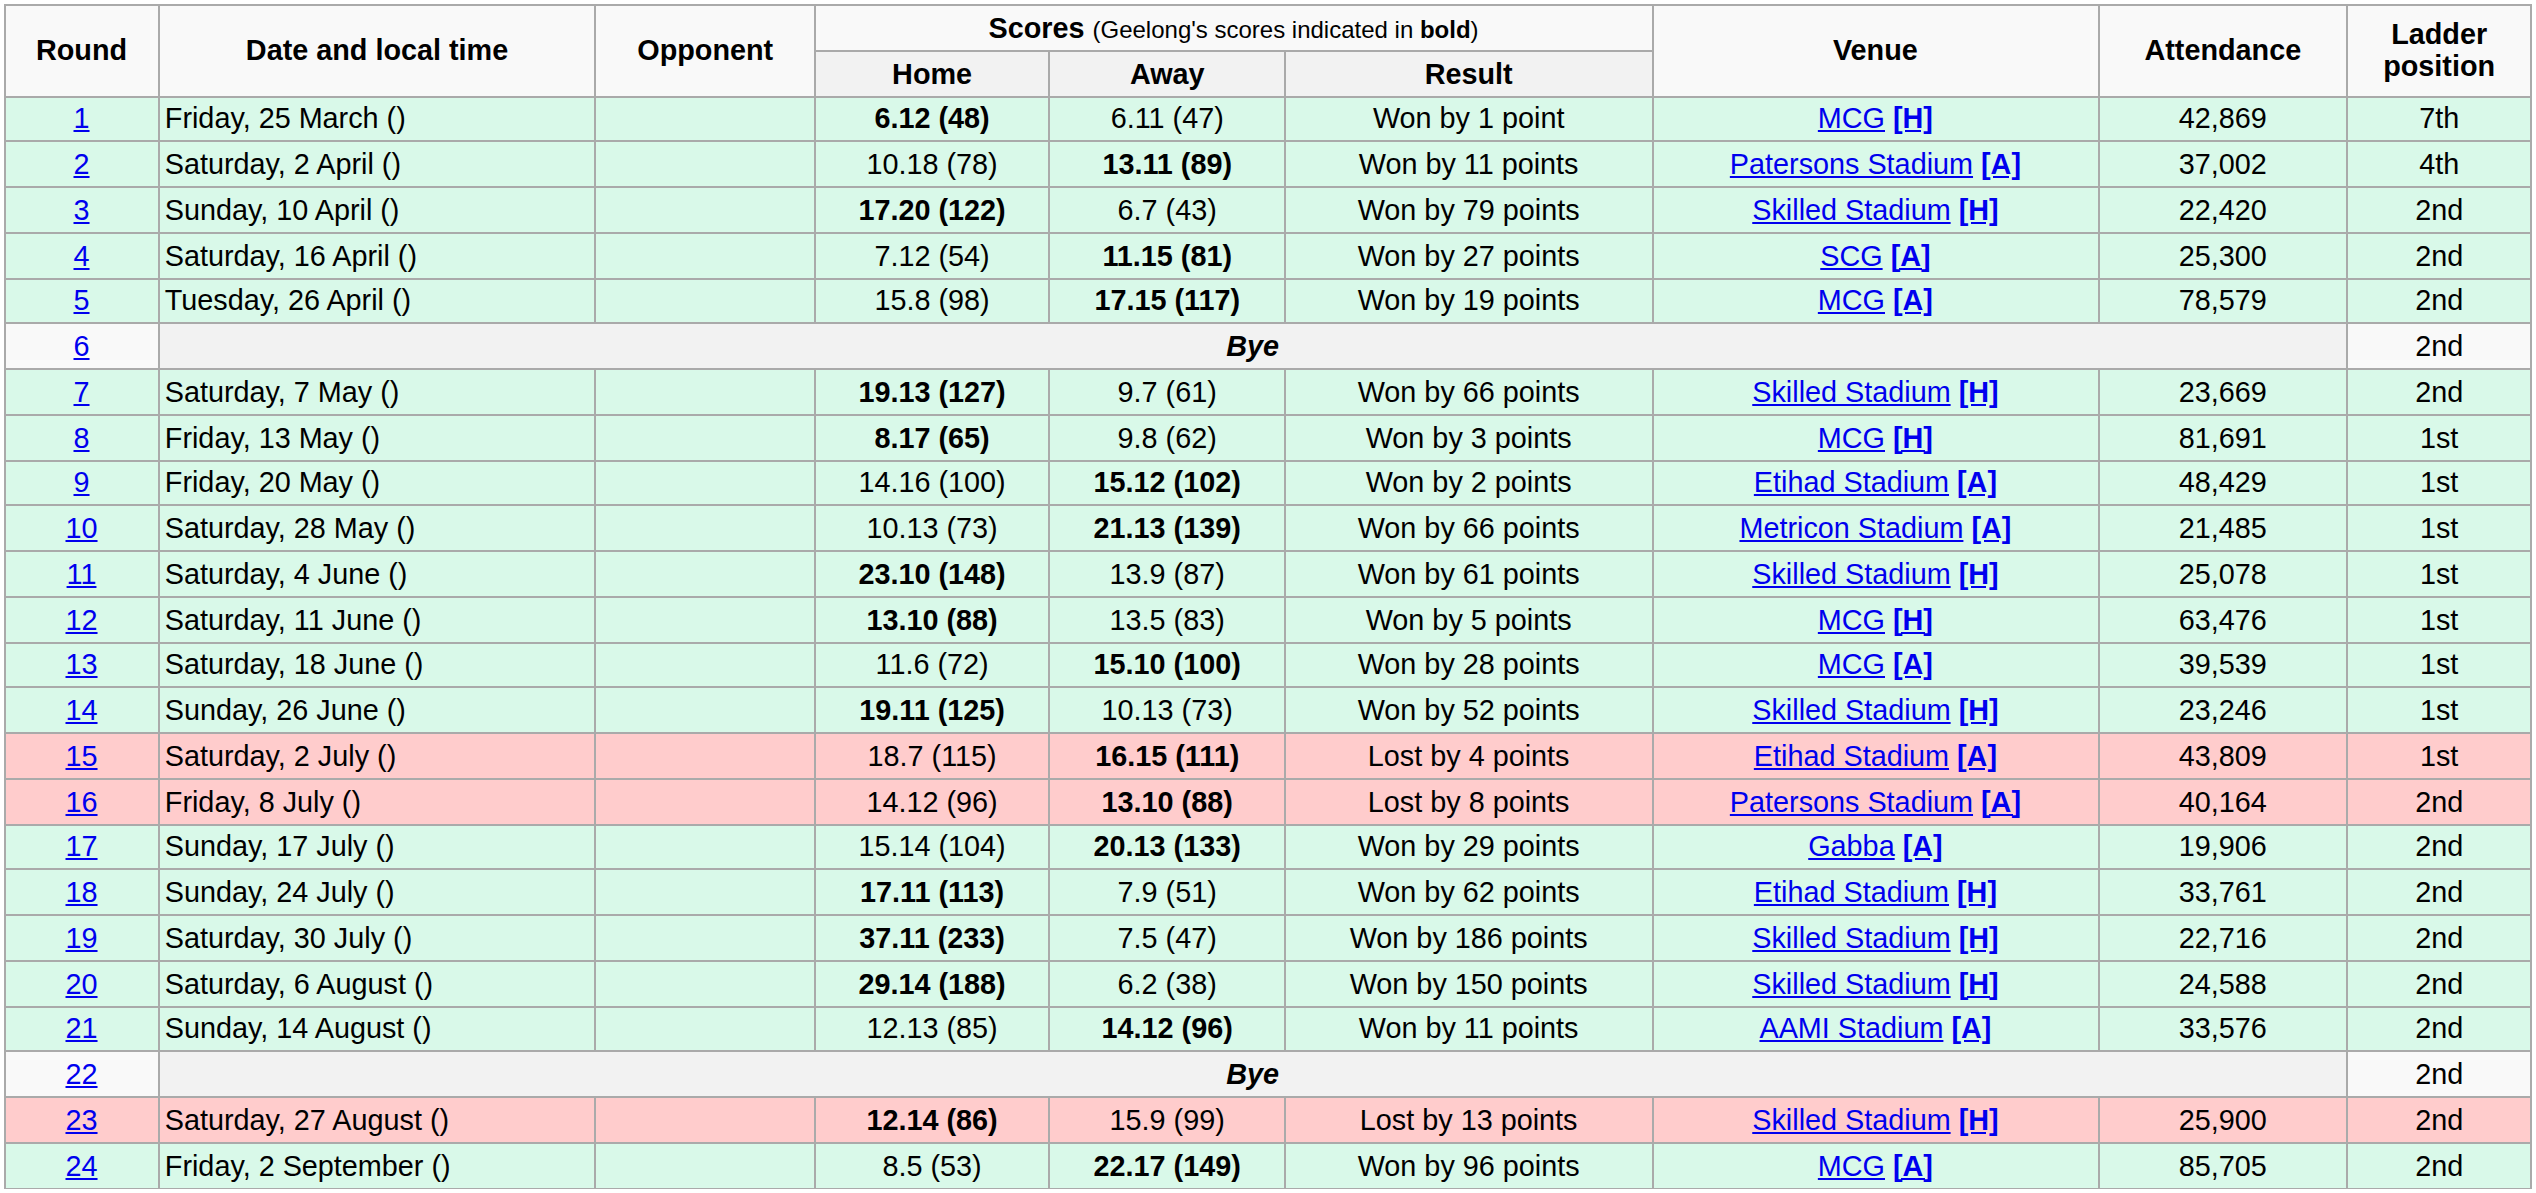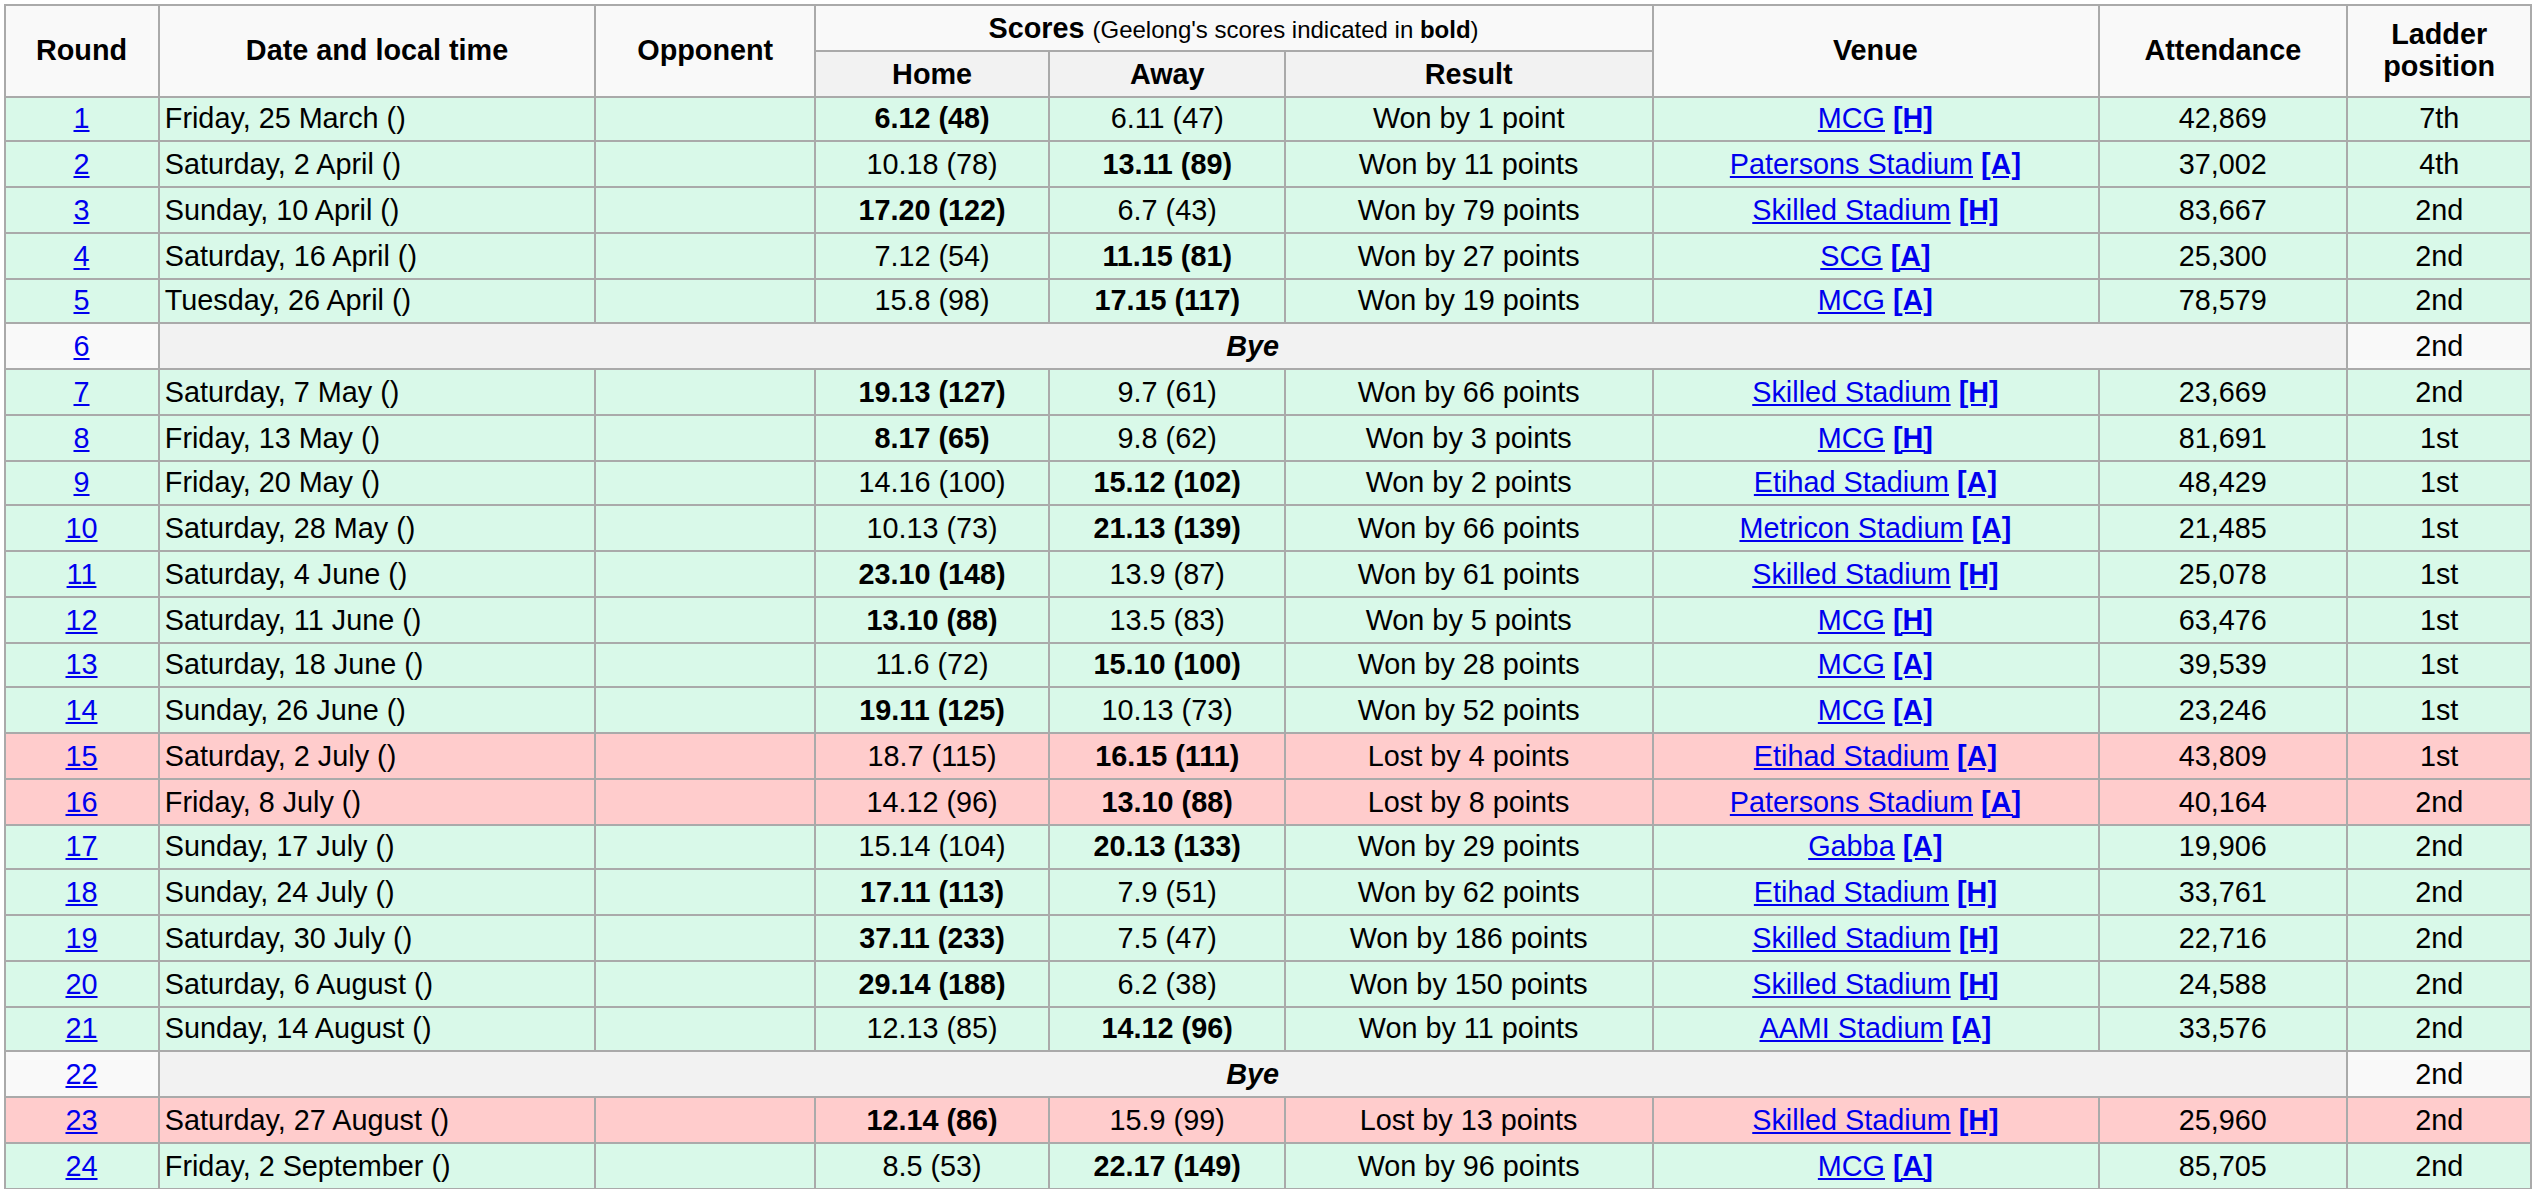(2223, 210) 22,420 -> (2223, 210) 83,667
(1875, 711) Skilled Stadium [H] -> (1875, 711) MCG [A]
(2223, 1120) 25,900 -> (2223, 1120) 25,960
